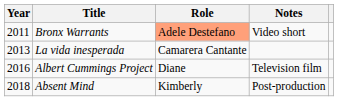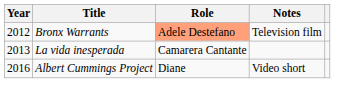(18, 31) 2011 -> (19, 31) 2012
(279, 31) Video short -> (287, 31) Television film
(287, 68) Television film -> (279, 68) Video short
- row: (65, 86)
